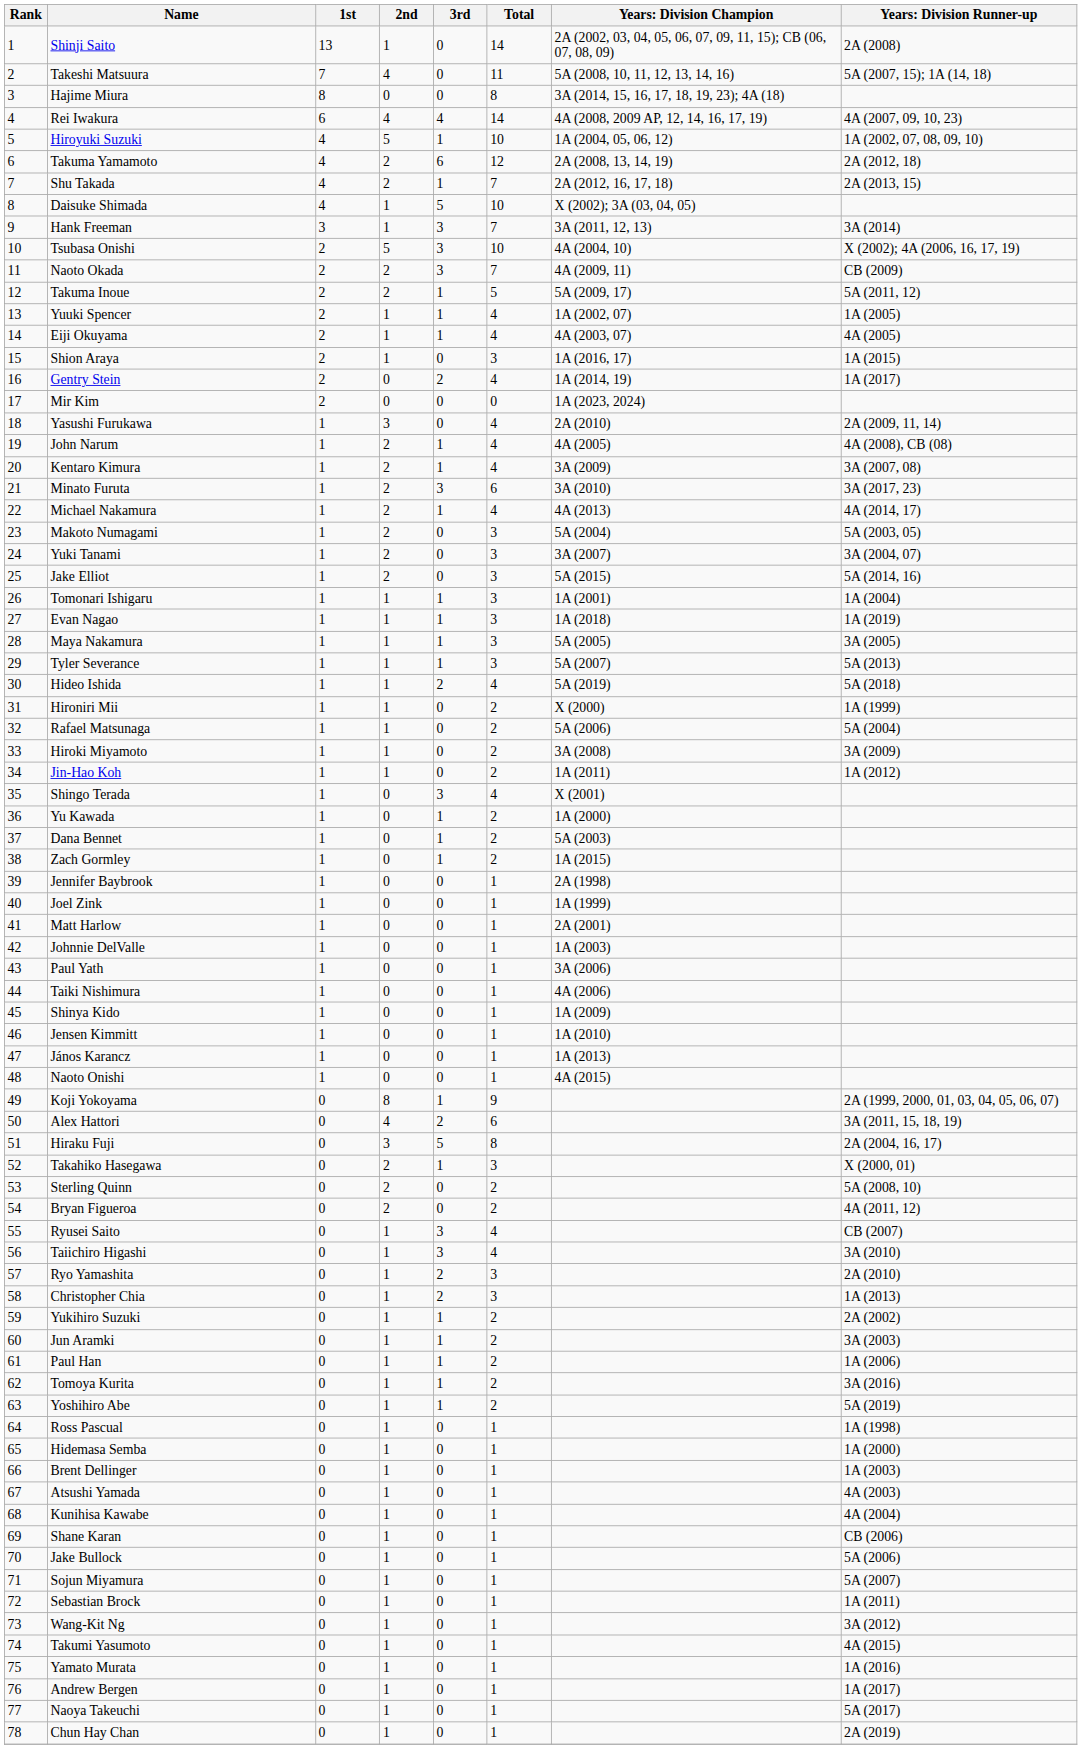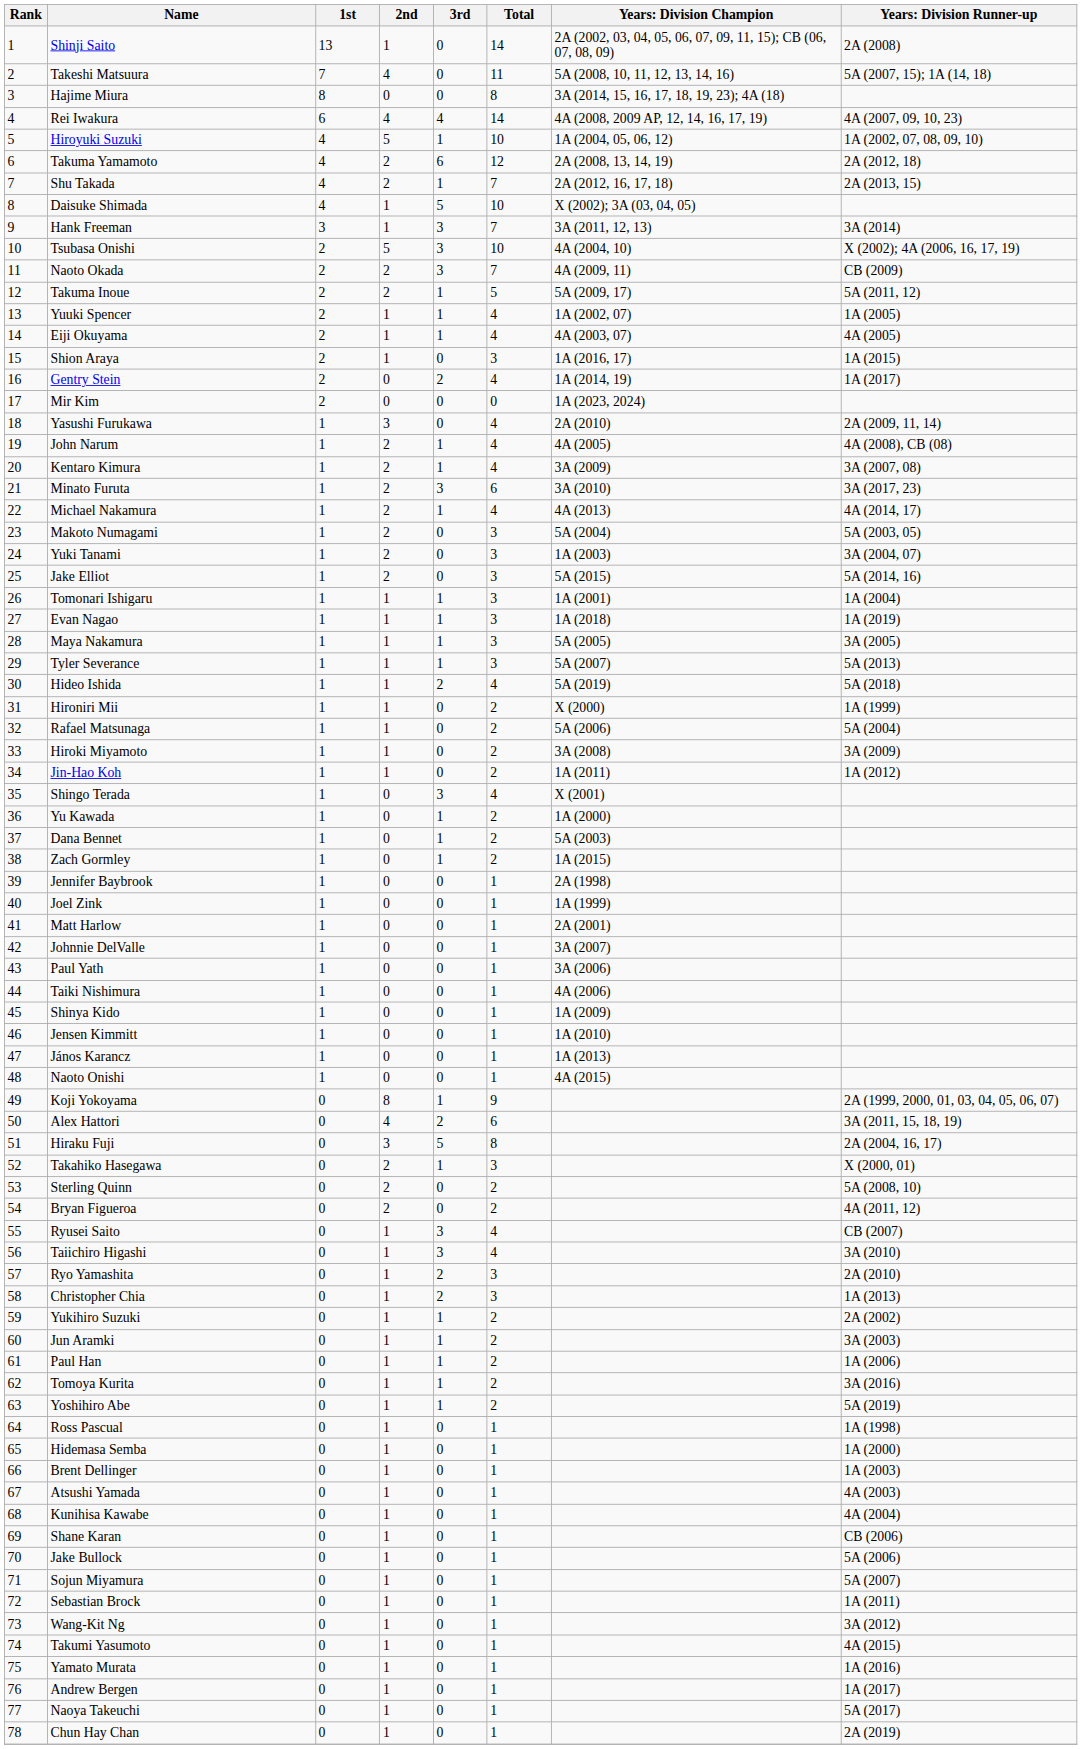(583, 554) 3A (2007) -> (583, 554) 1A (2003)
(583, 947) 1A (2003) -> (583, 947) 3A (2007)
